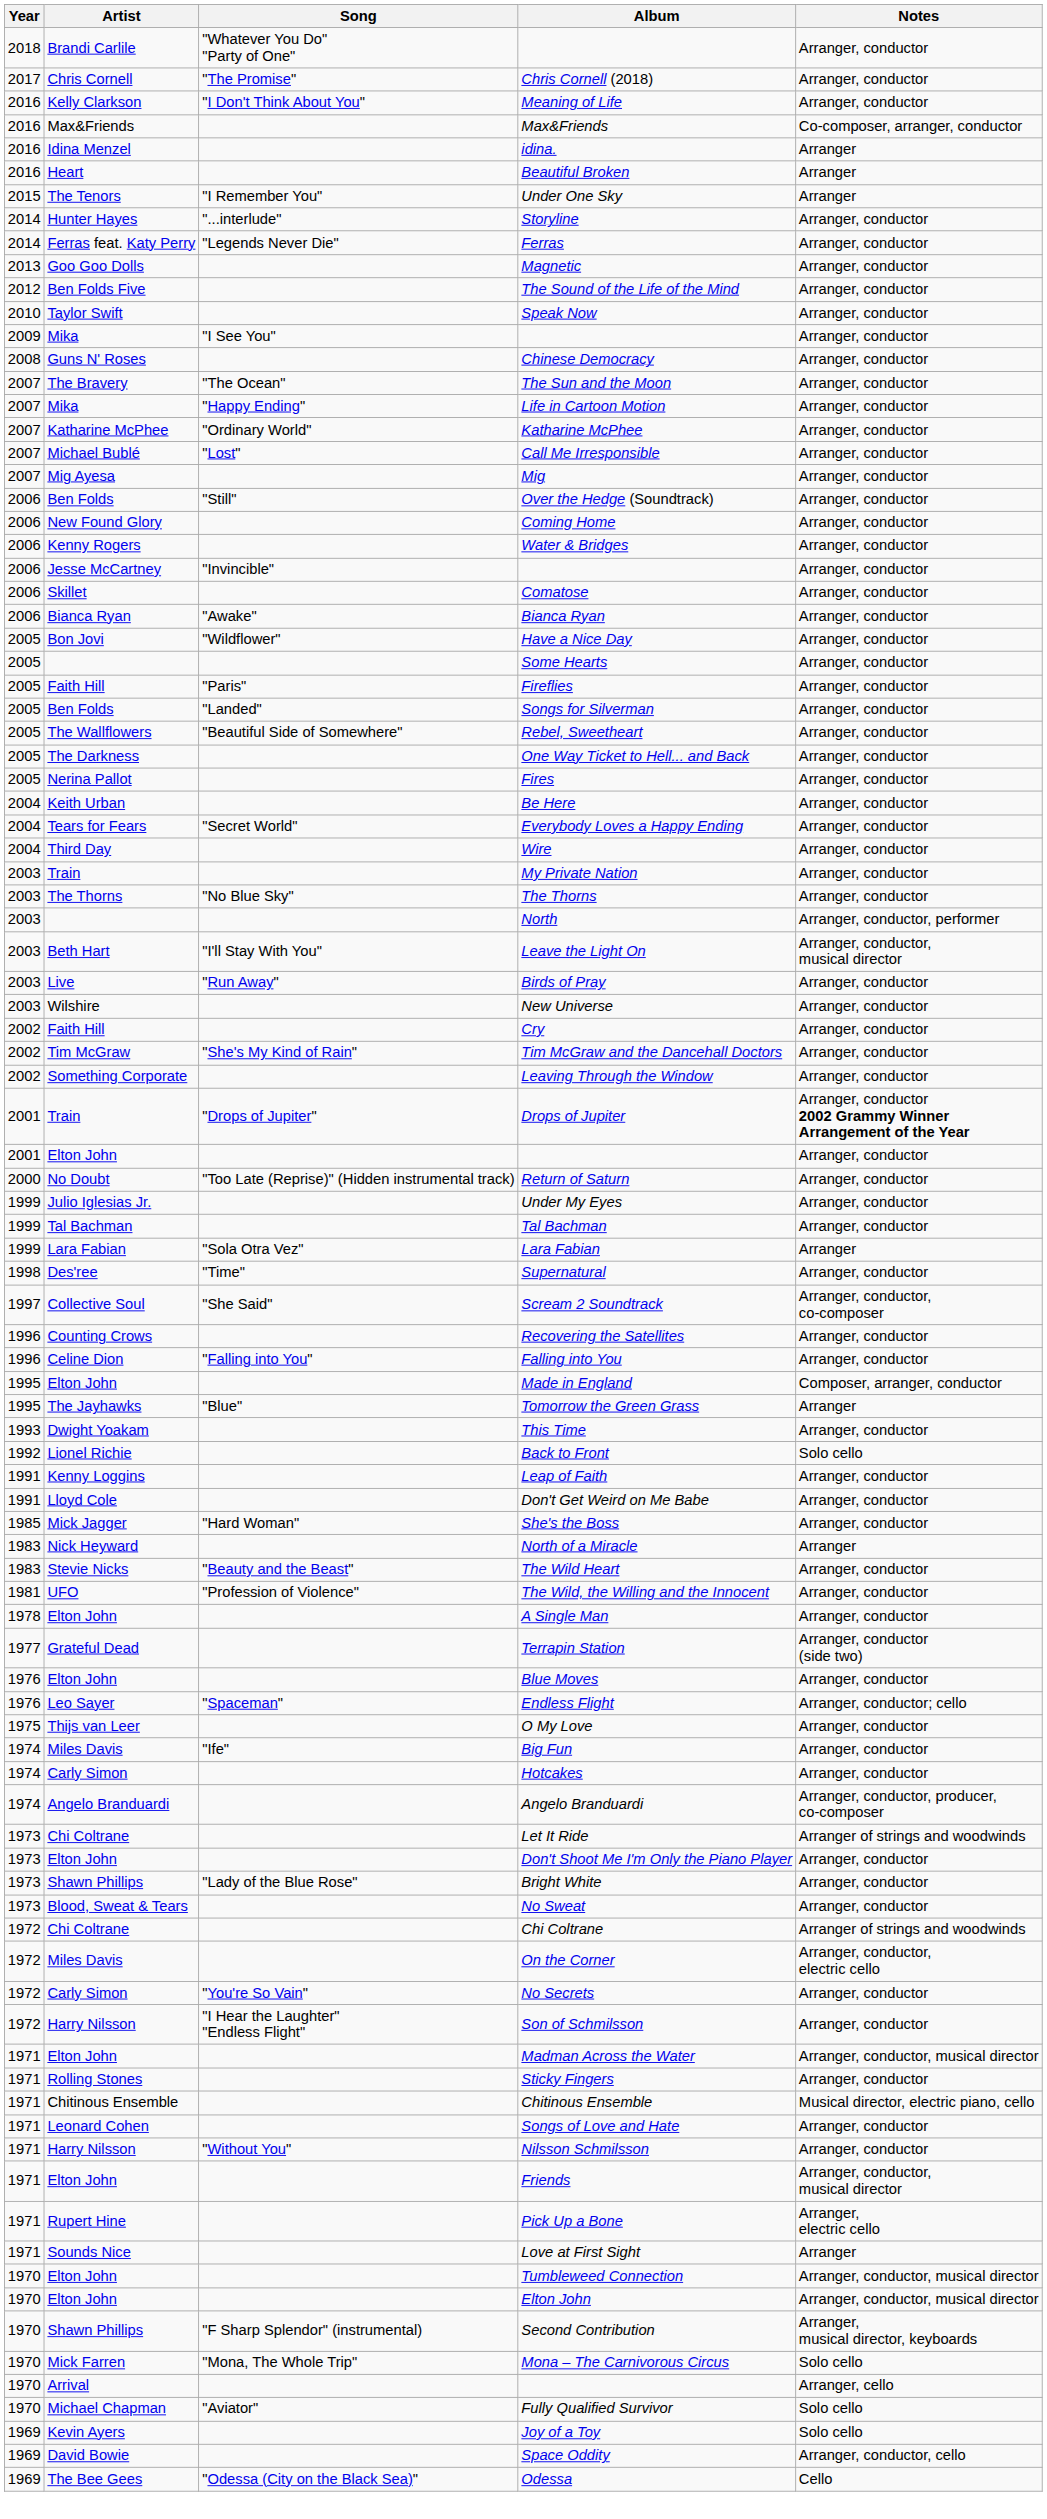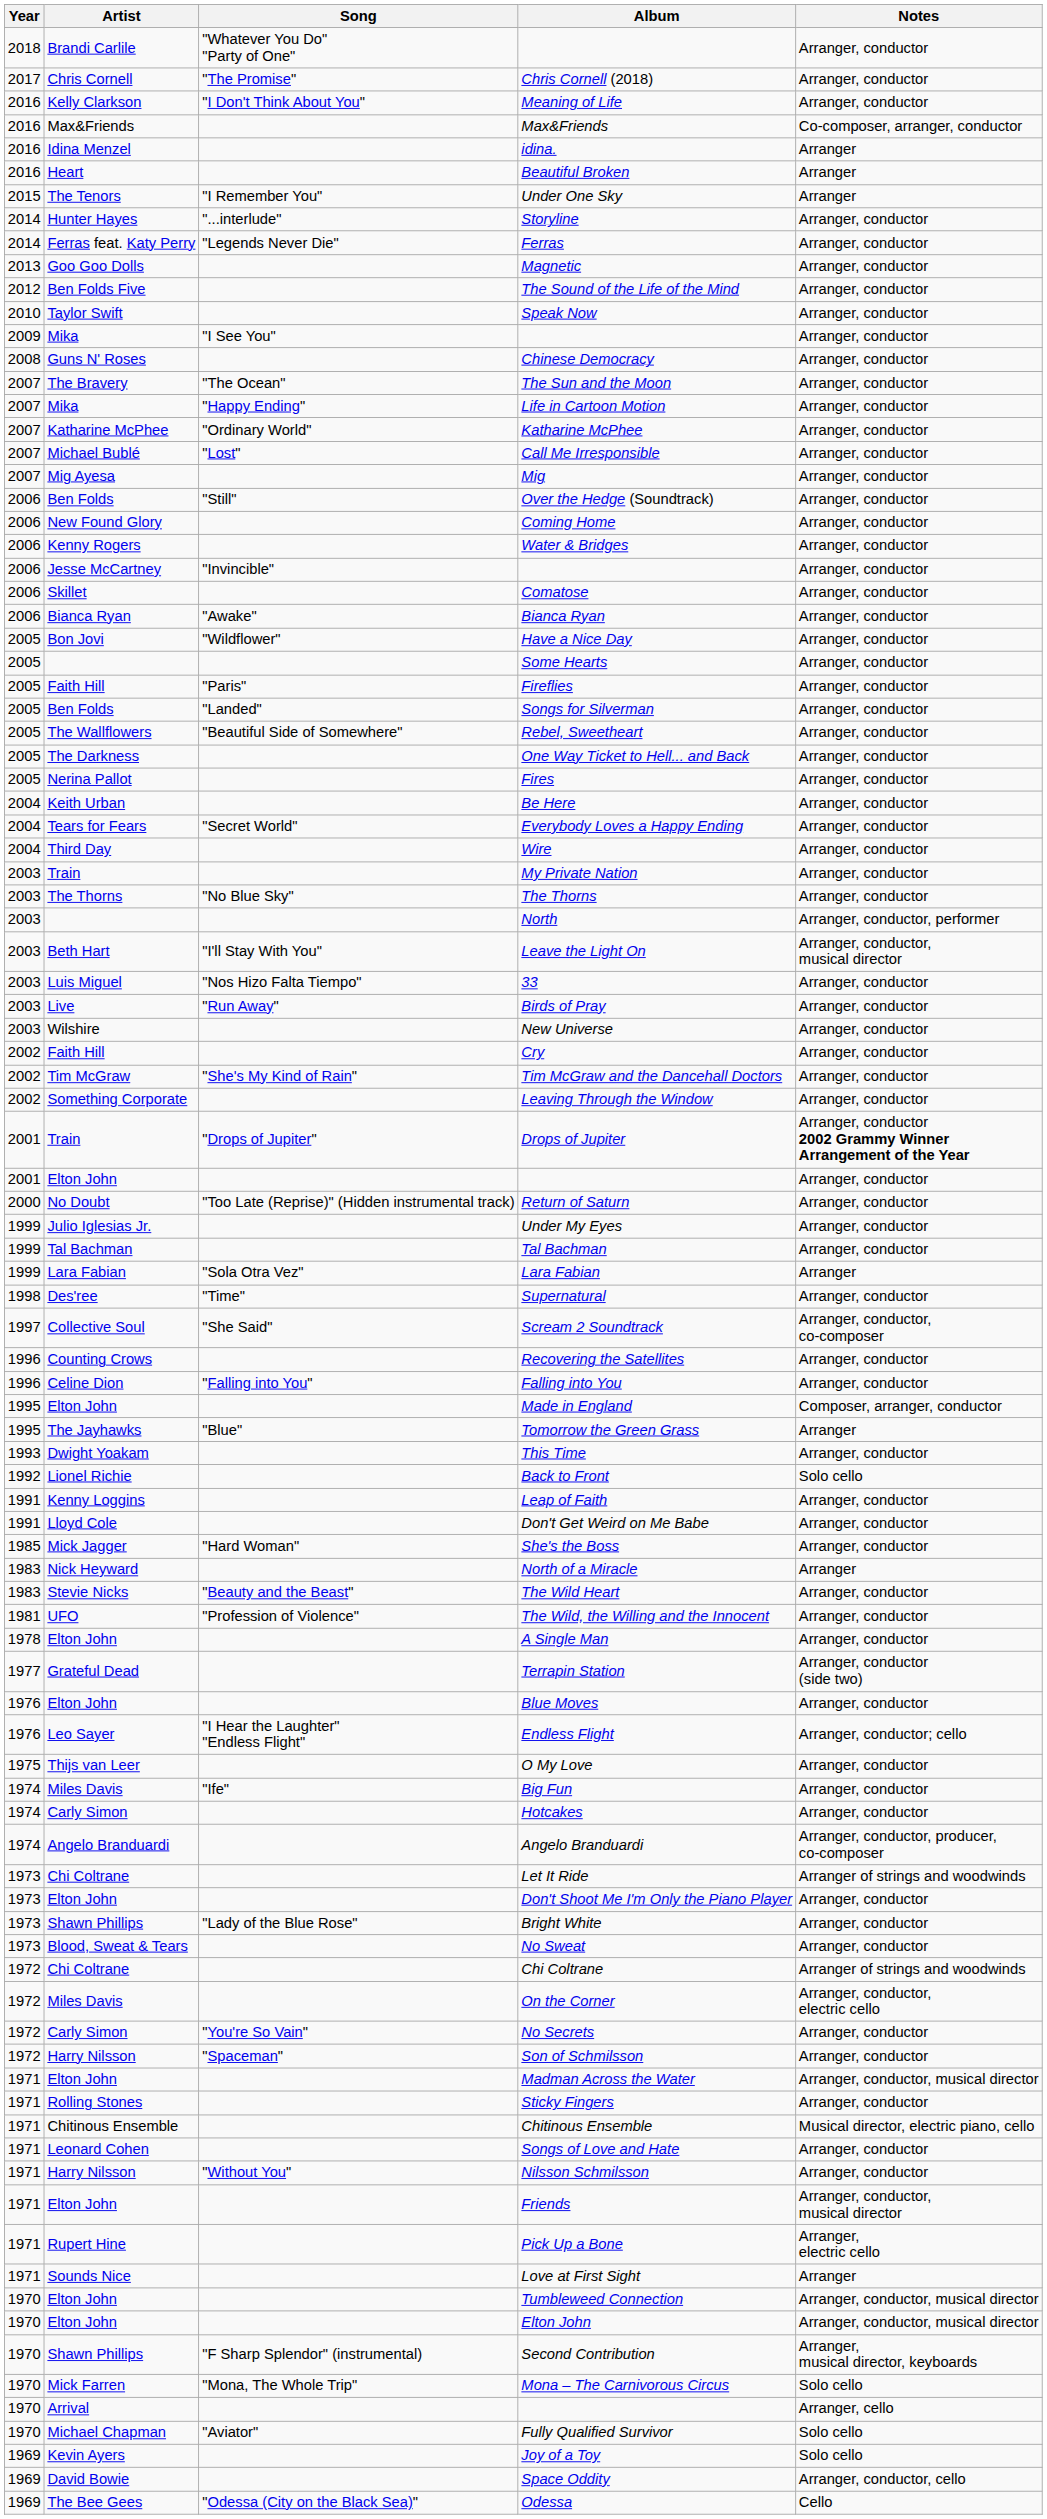+ row: (85, 983)
(243, 1702) "Spaceman" -> (271, 1734) "I Hear the Laughter" "Endless Flight"
(271, 2024) "I Hear the Laughter" "Endless Flight" -> (243, 2056) "Spaceman"
